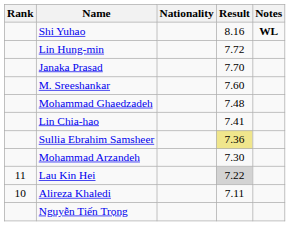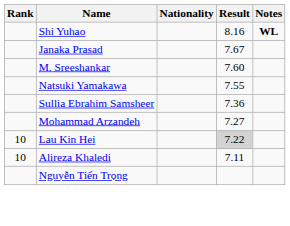- row: (71, 49)
(234, 67) 7.70 -> (234, 49) 7.67
+ row: (83, 85)
- row: (96, 103)
- row: (69, 121)
(234, 139) khaki background -> (234, 103) no background
(234, 157) 7.30 -> (234, 121) 7.27
(20, 175) 11 -> (20, 139) 10
